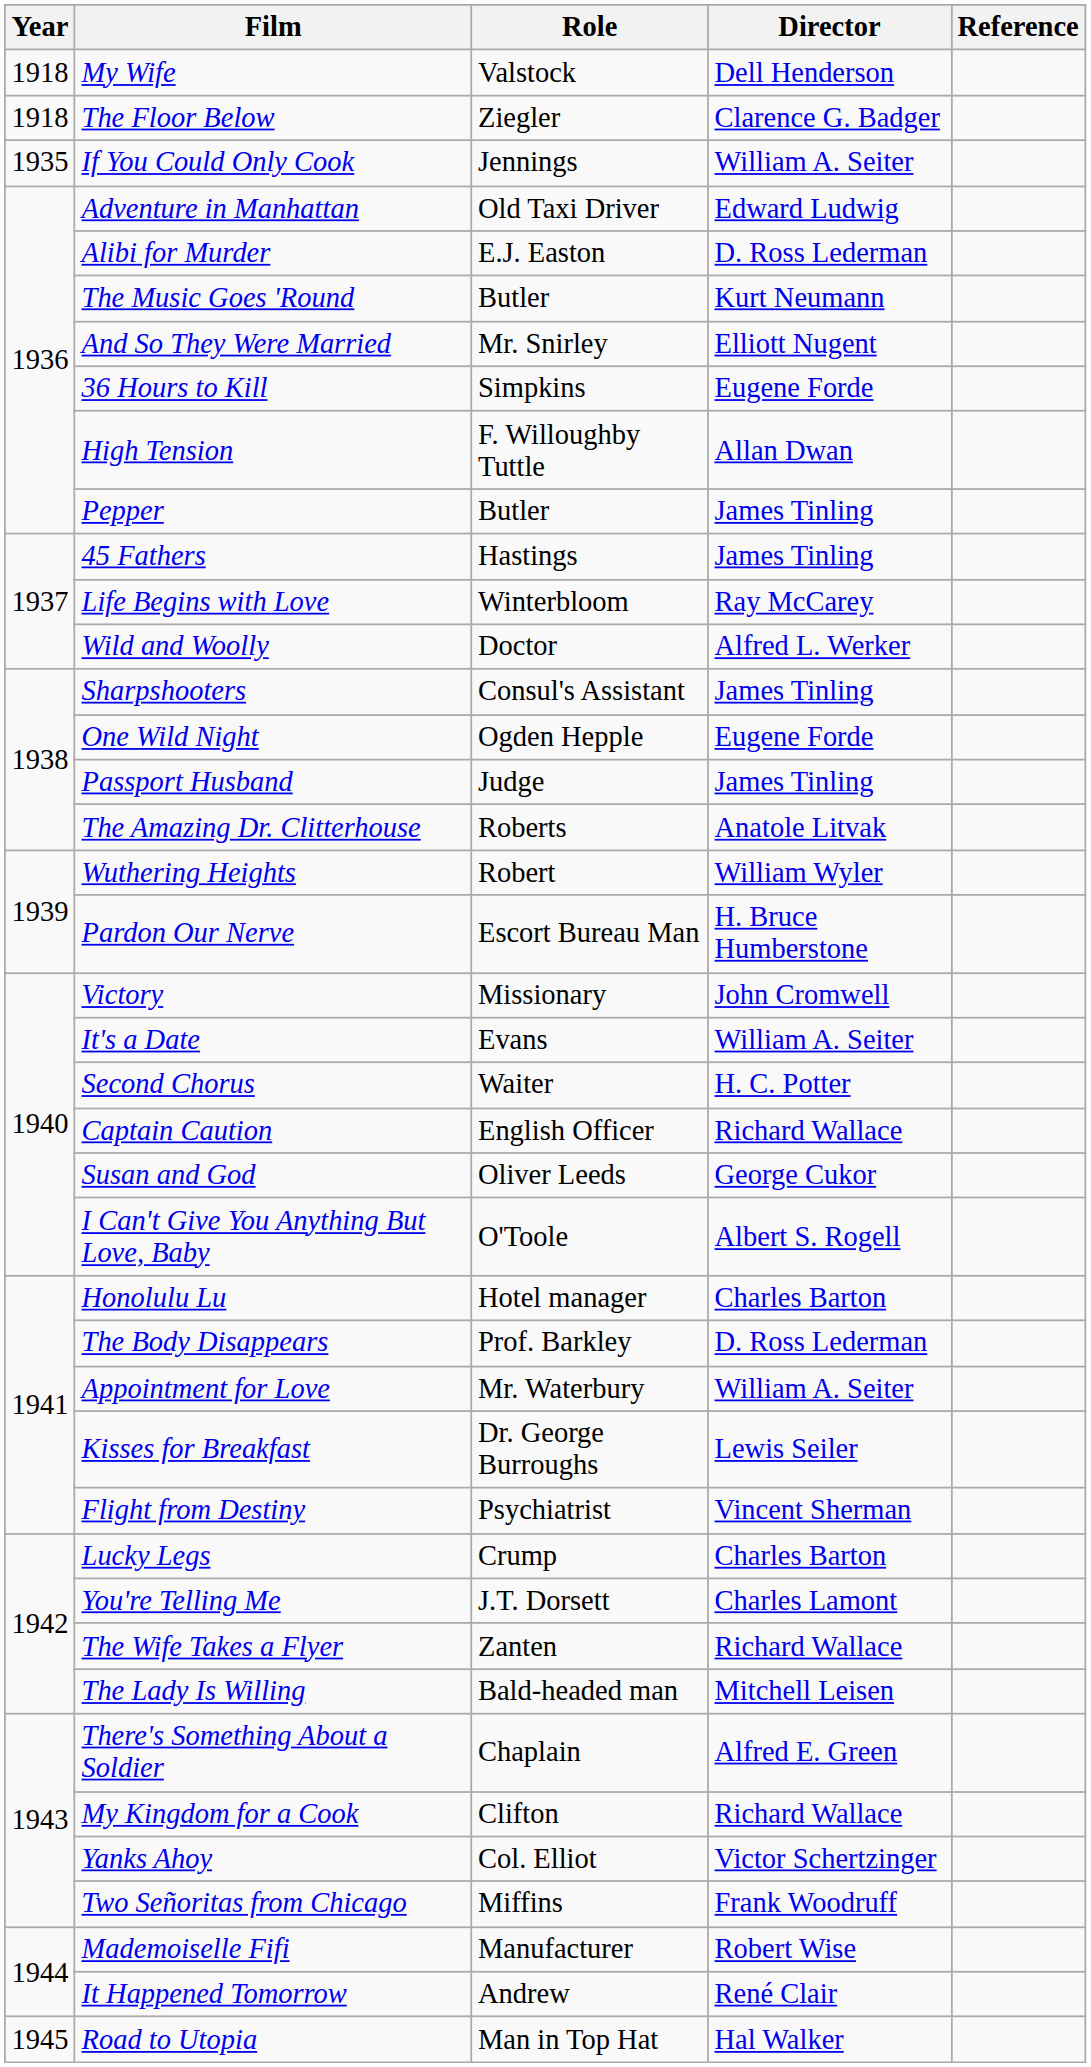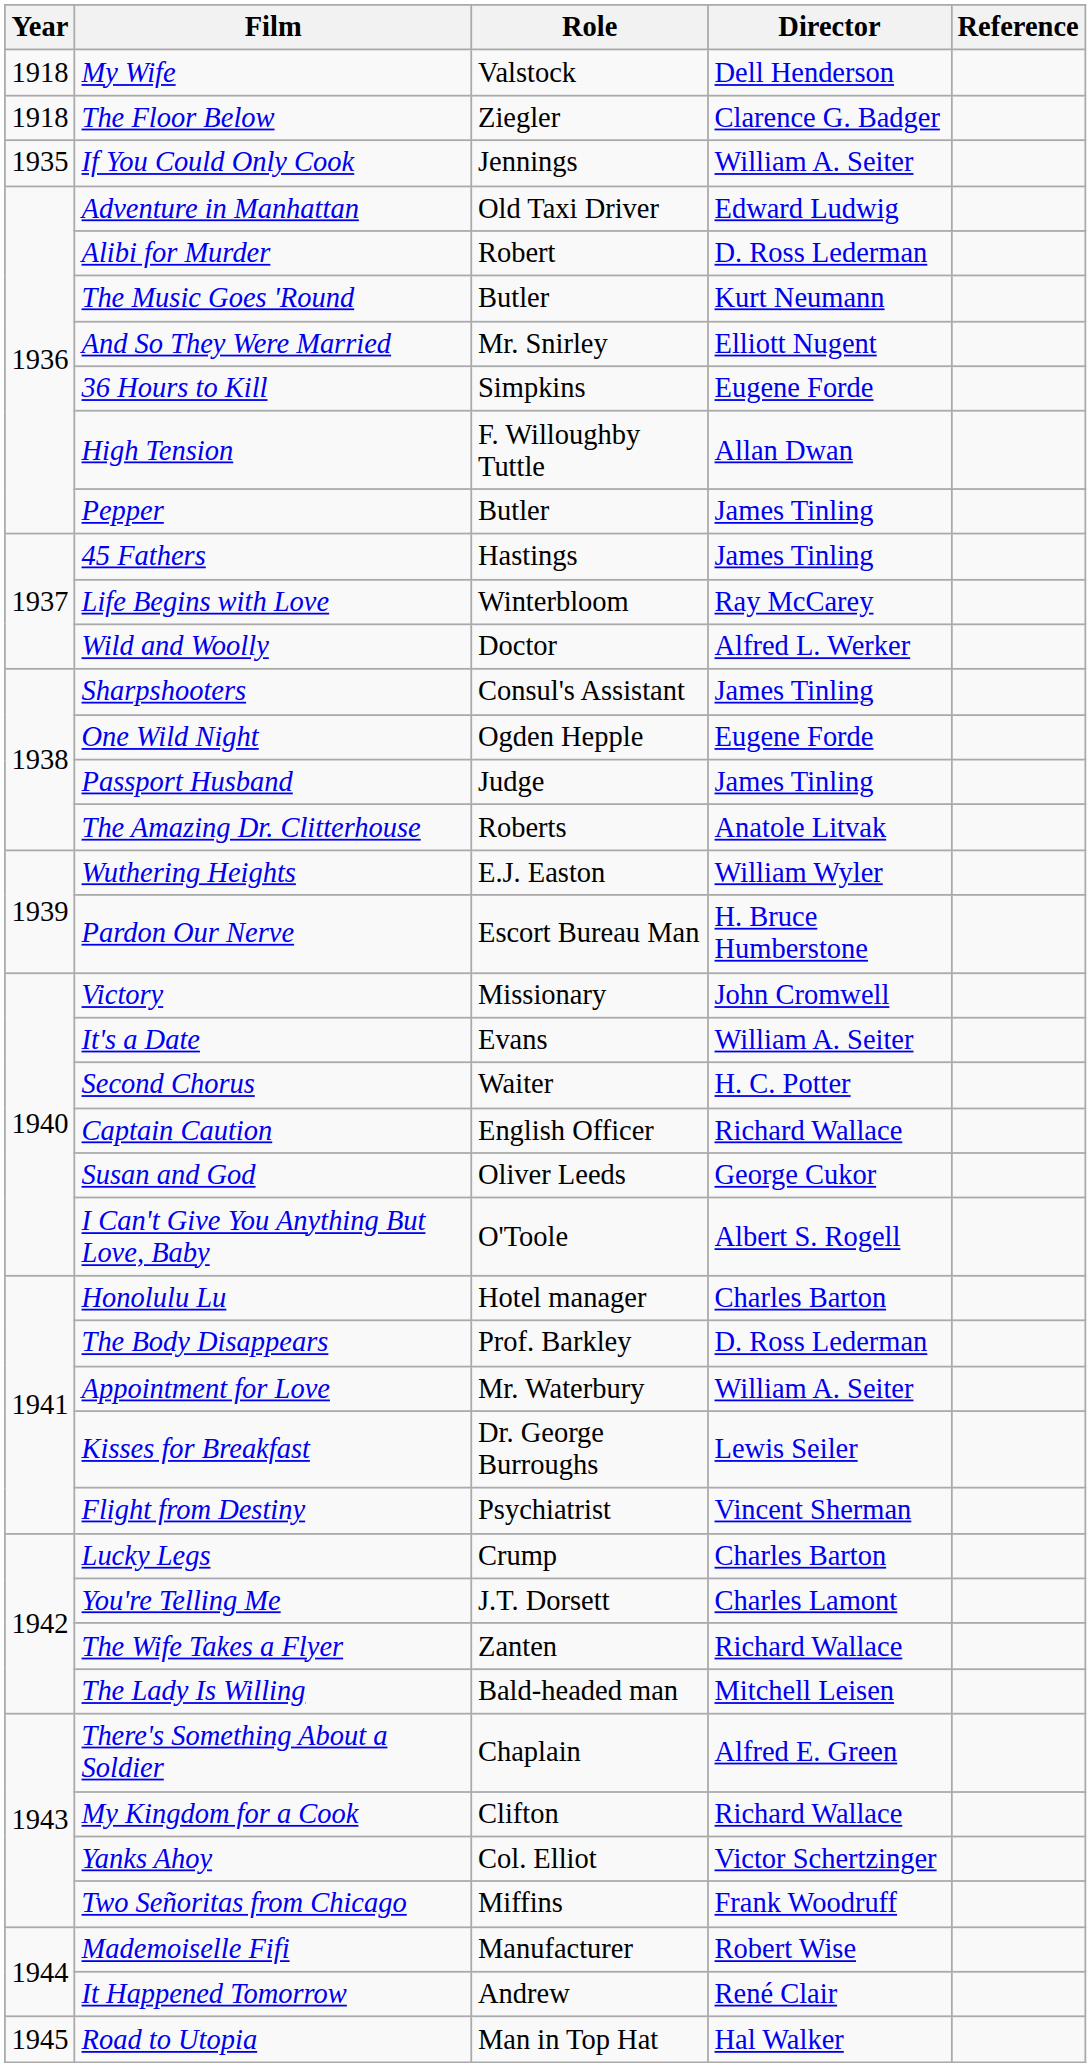(542, 252) E.J. Easton -> (517, 252) Robert
(517, 872) Robert -> (542, 872) E.J. Easton
